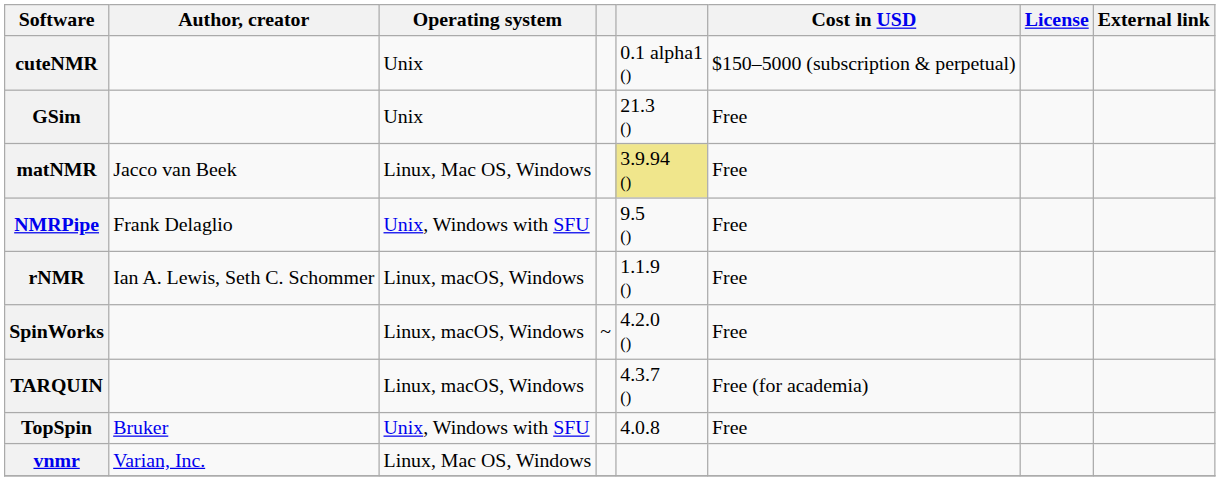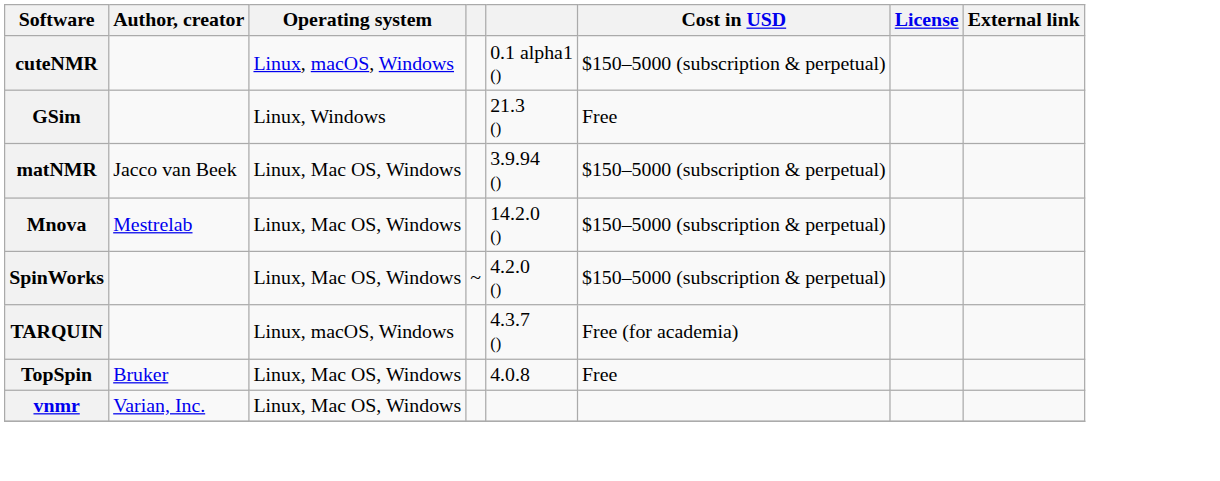(403, 62) Unix -> (354, 62) Linux, macOS, Windows
(403, 116) Unix -> (320, 116) Linux, Windows
(645, 170) khaki background -> (515, 170) no background
(730, 170) Free -> (734, 170) $150–5000 (subscription & perpetual)
+ row: (57, 224)
- row: (57, 224)
- row: (57, 277)
(484, 331) Linux, macOS, Windows -> (357, 277) Linux, Mac OS, Windows
(730, 331) Free -> (734, 277) $150–5000 (subscription & perpetual)
(487, 428) Unix, Windows with SFU -> (357, 374) Linux, Mac OS, Windows
